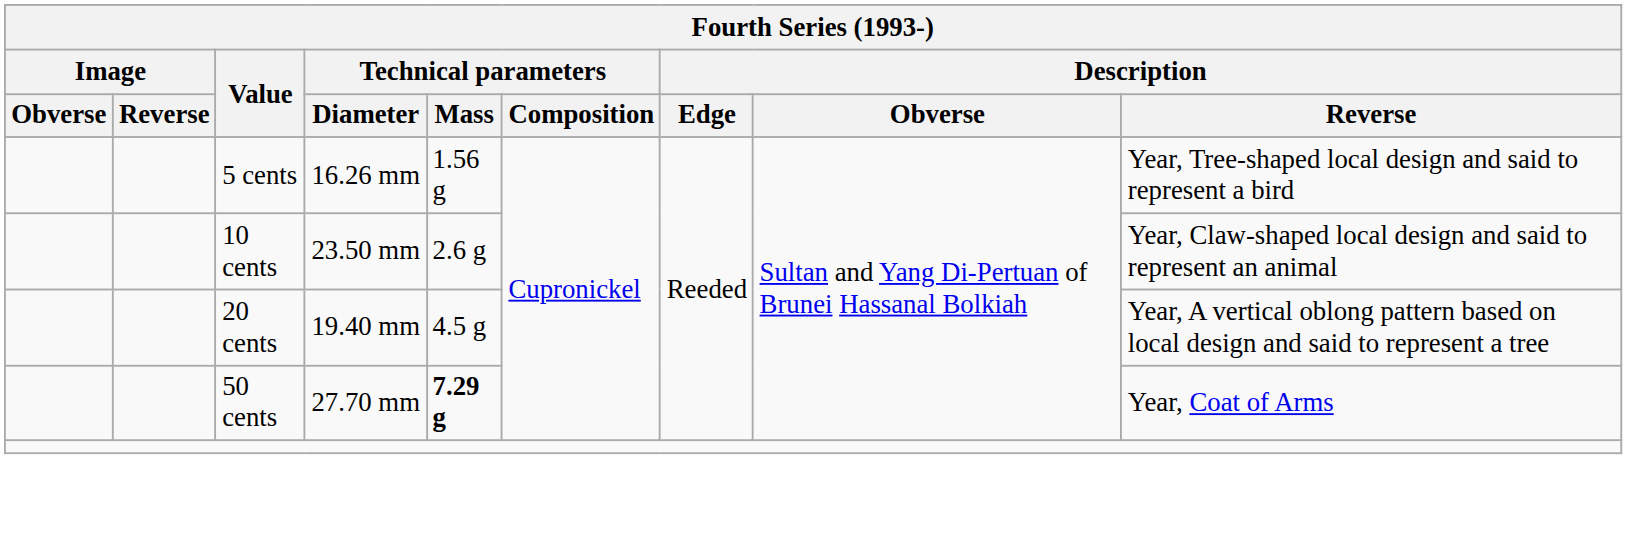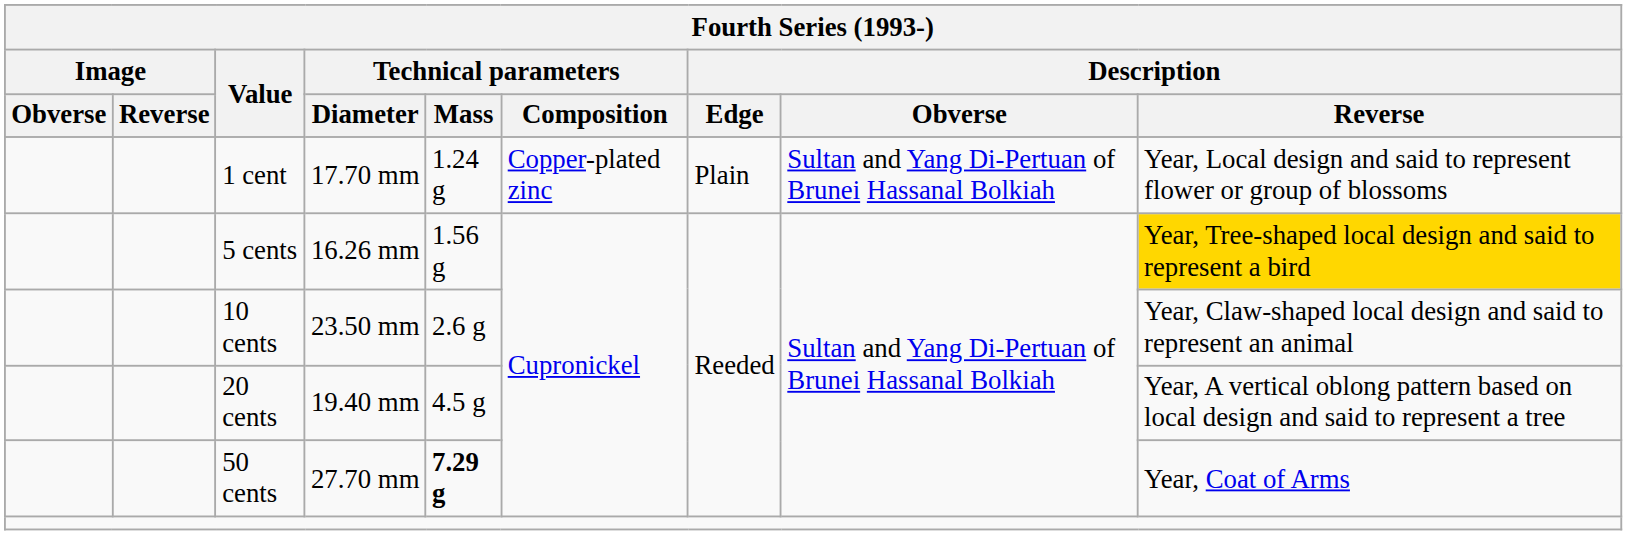+ row: (254, 175)
(1353, 175) no background -> (1369, 251) gold background
